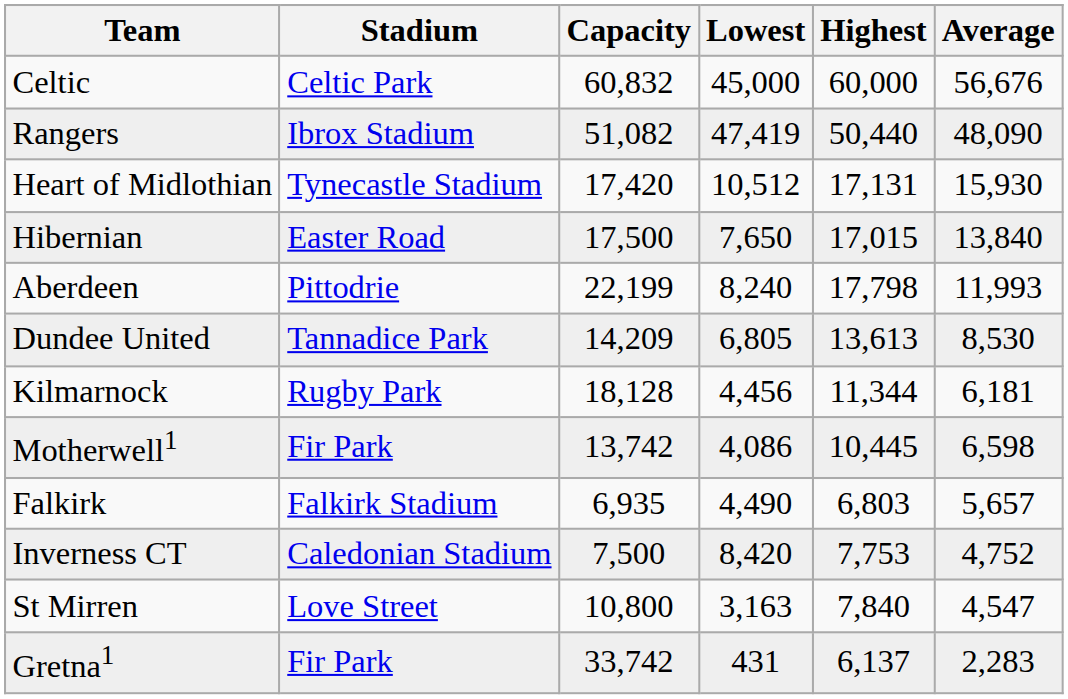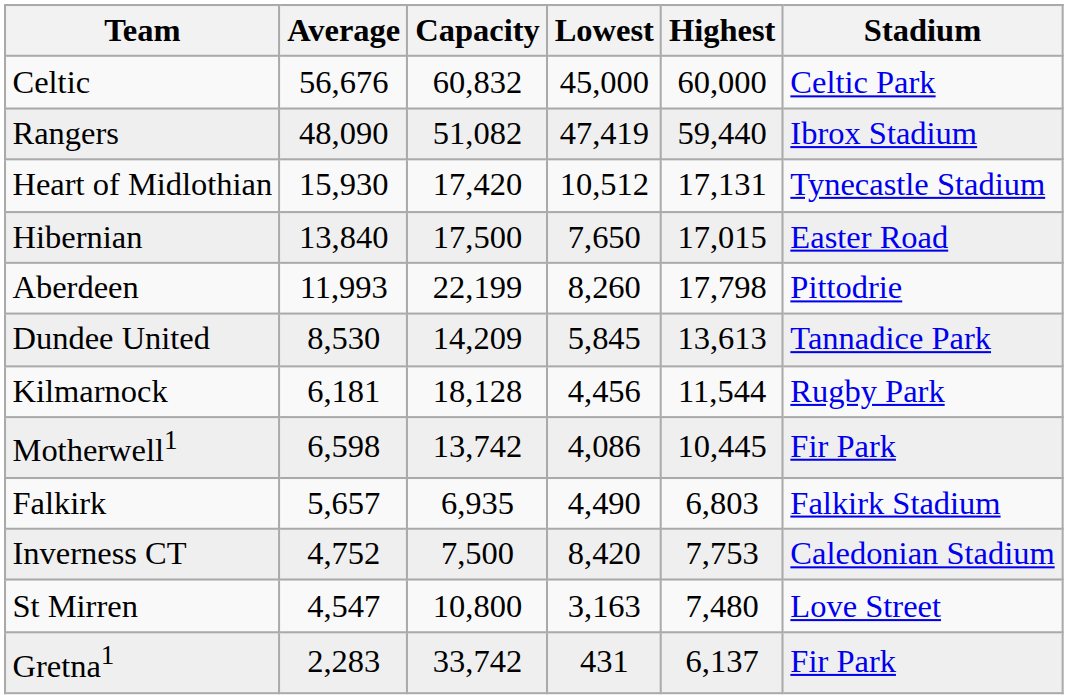columns swapped: (419, 30) <-> (998, 30)
(873, 133) 50,440 -> (722, 133) 59,440
(756, 287) 8,240 -> (604, 287) 8,260
(756, 339) 6,805 -> (604, 339) 5,845
(873, 390) 11,344 -> (722, 390) 11,544
(873, 605) 7,840 -> (722, 605) 7,480
